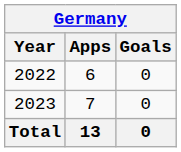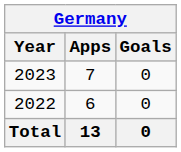rows swapped: (35, 76) <-> (35, 104)
